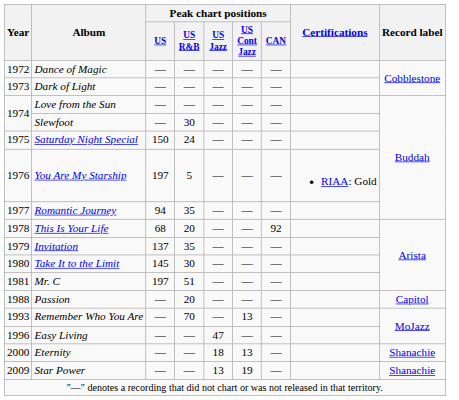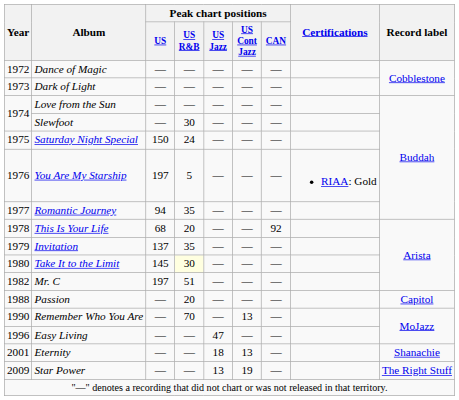(189, 264) no background -> (189, 264) lightyellow background
(18, 281) 1981 -> (18, 281) 1982
(18, 317) 1993 -> (18, 317) 1990
(18, 352) 2000 -> (18, 352) 2001
(412, 370) Shanachie -> (417, 370) The Right Stuff
